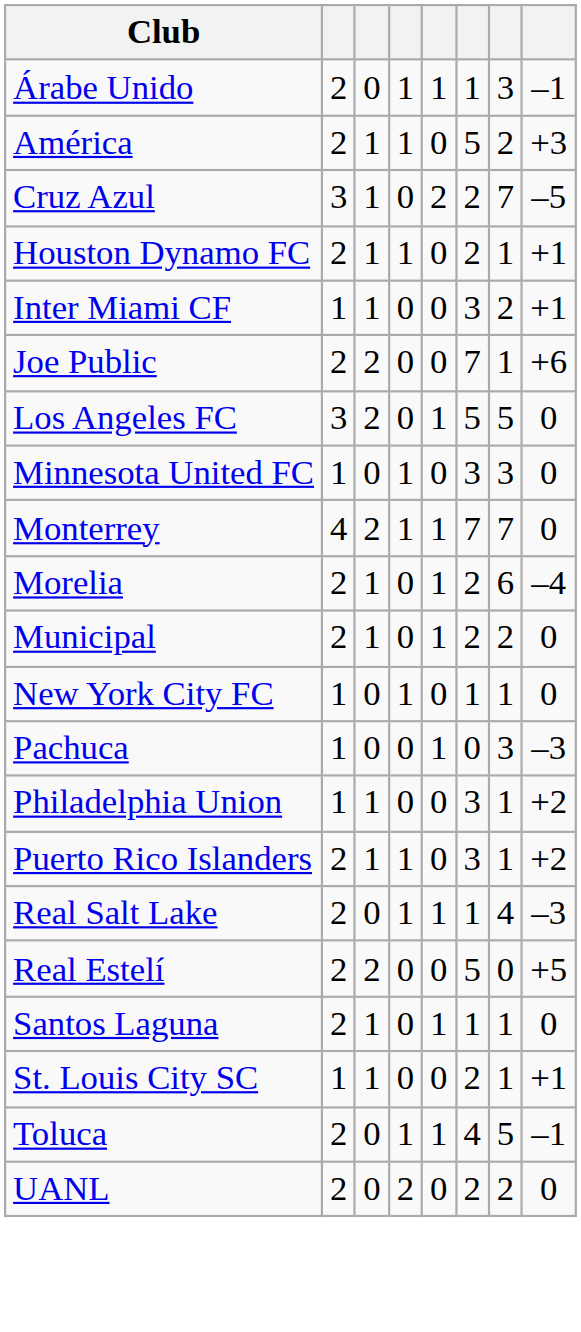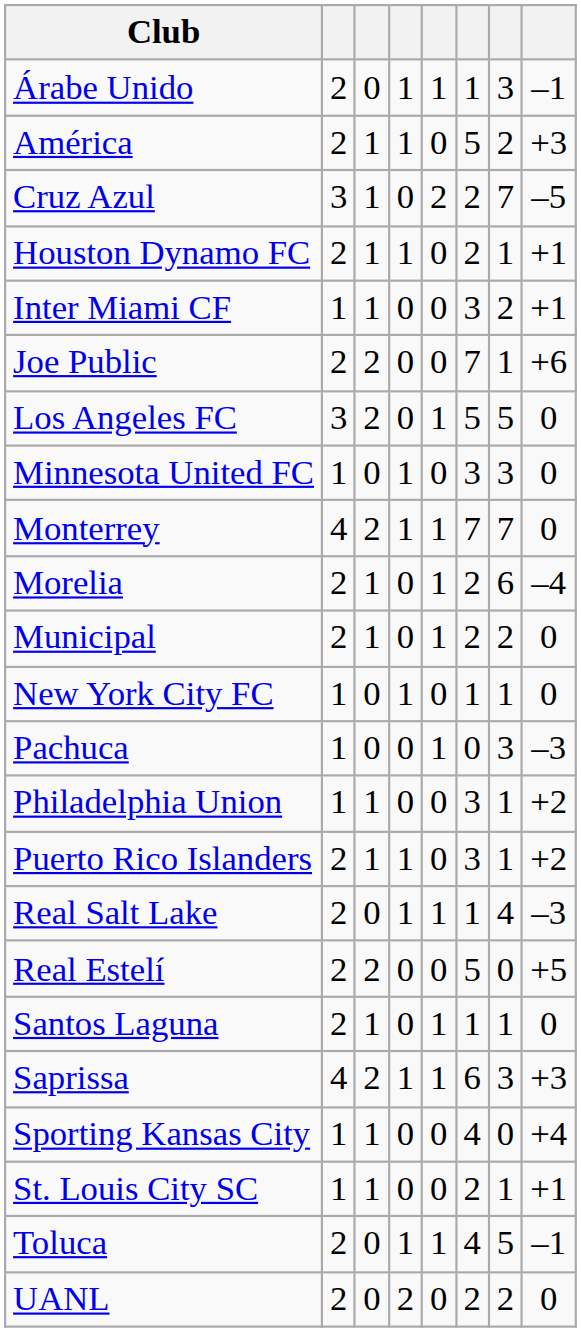+ row: (71, 1078)
+ row: (162, 1133)
